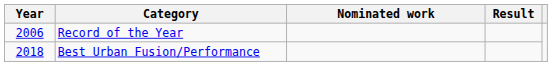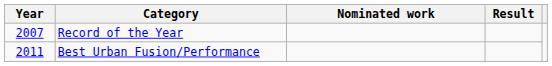(30, 33) 2006 -> (30, 33) 2007
(30, 52) 2018 -> (30, 52) 2011
